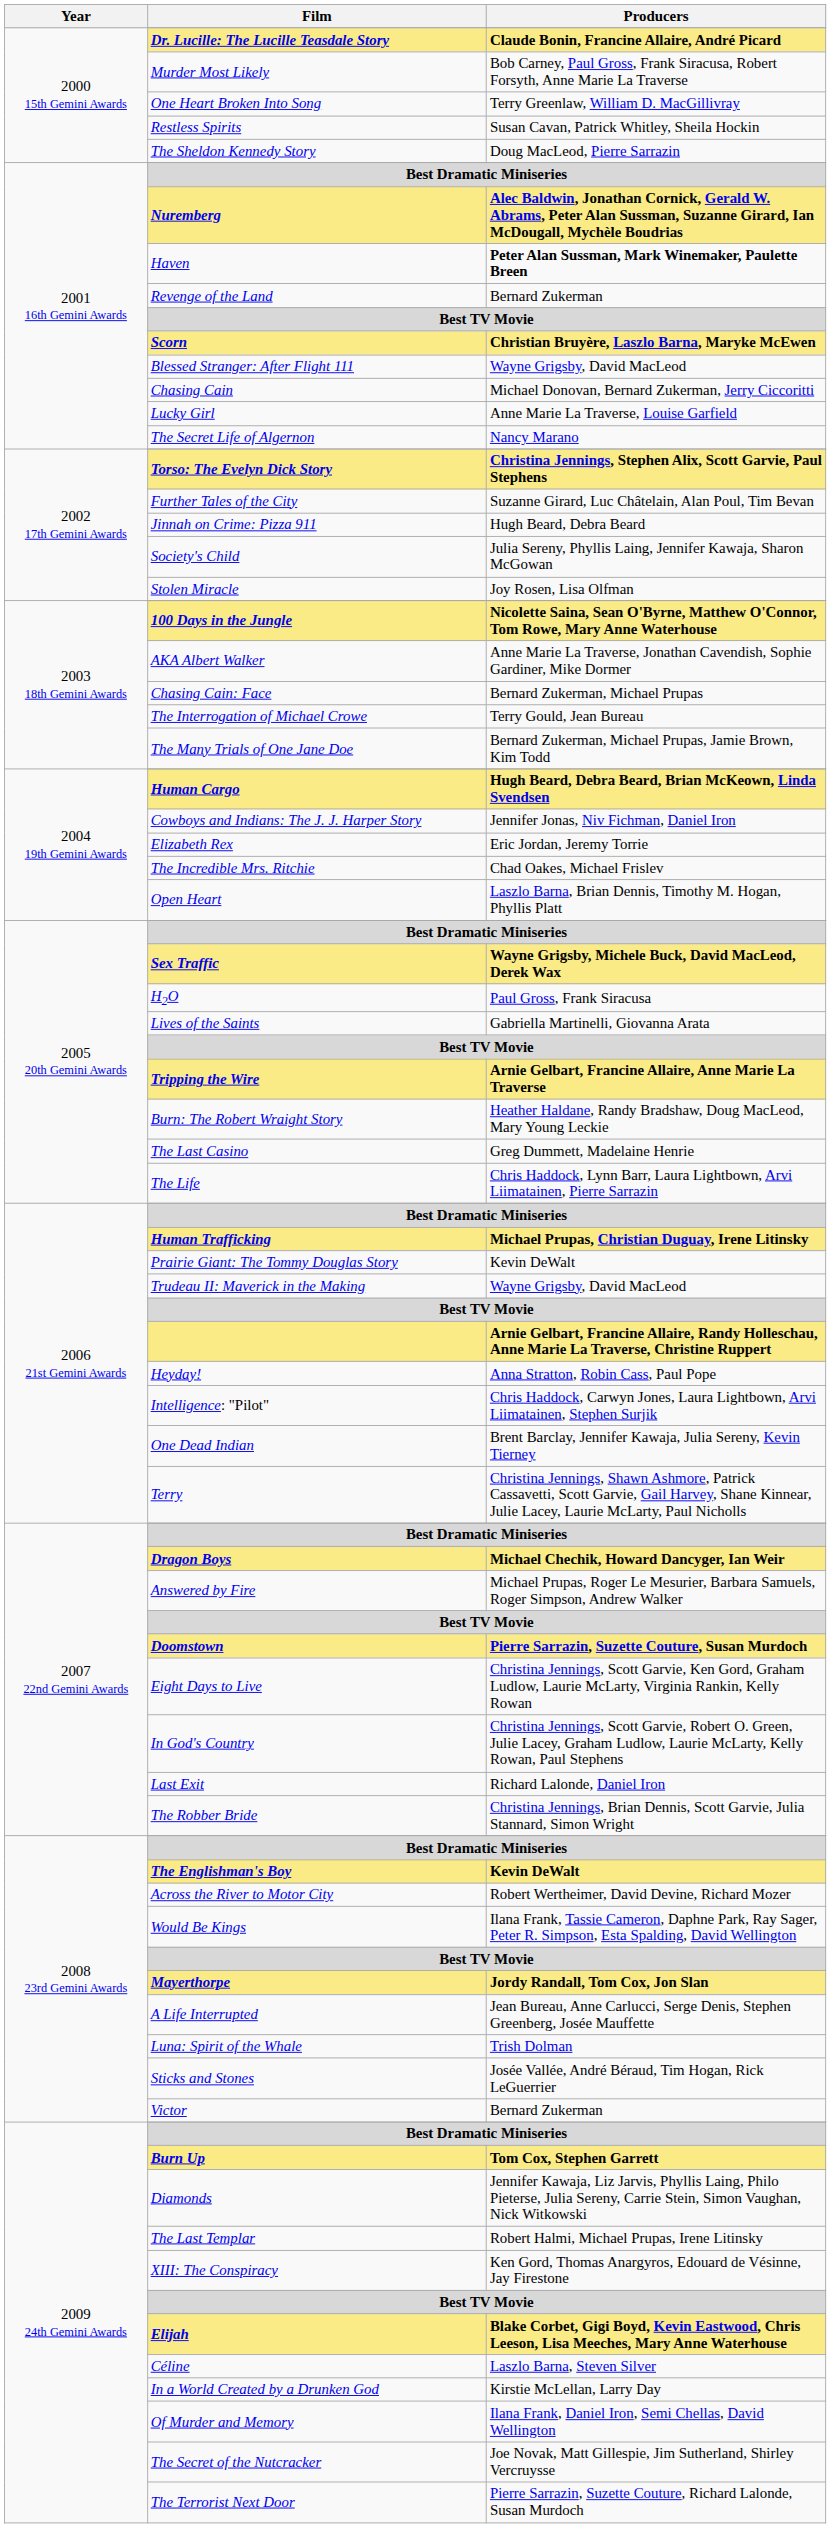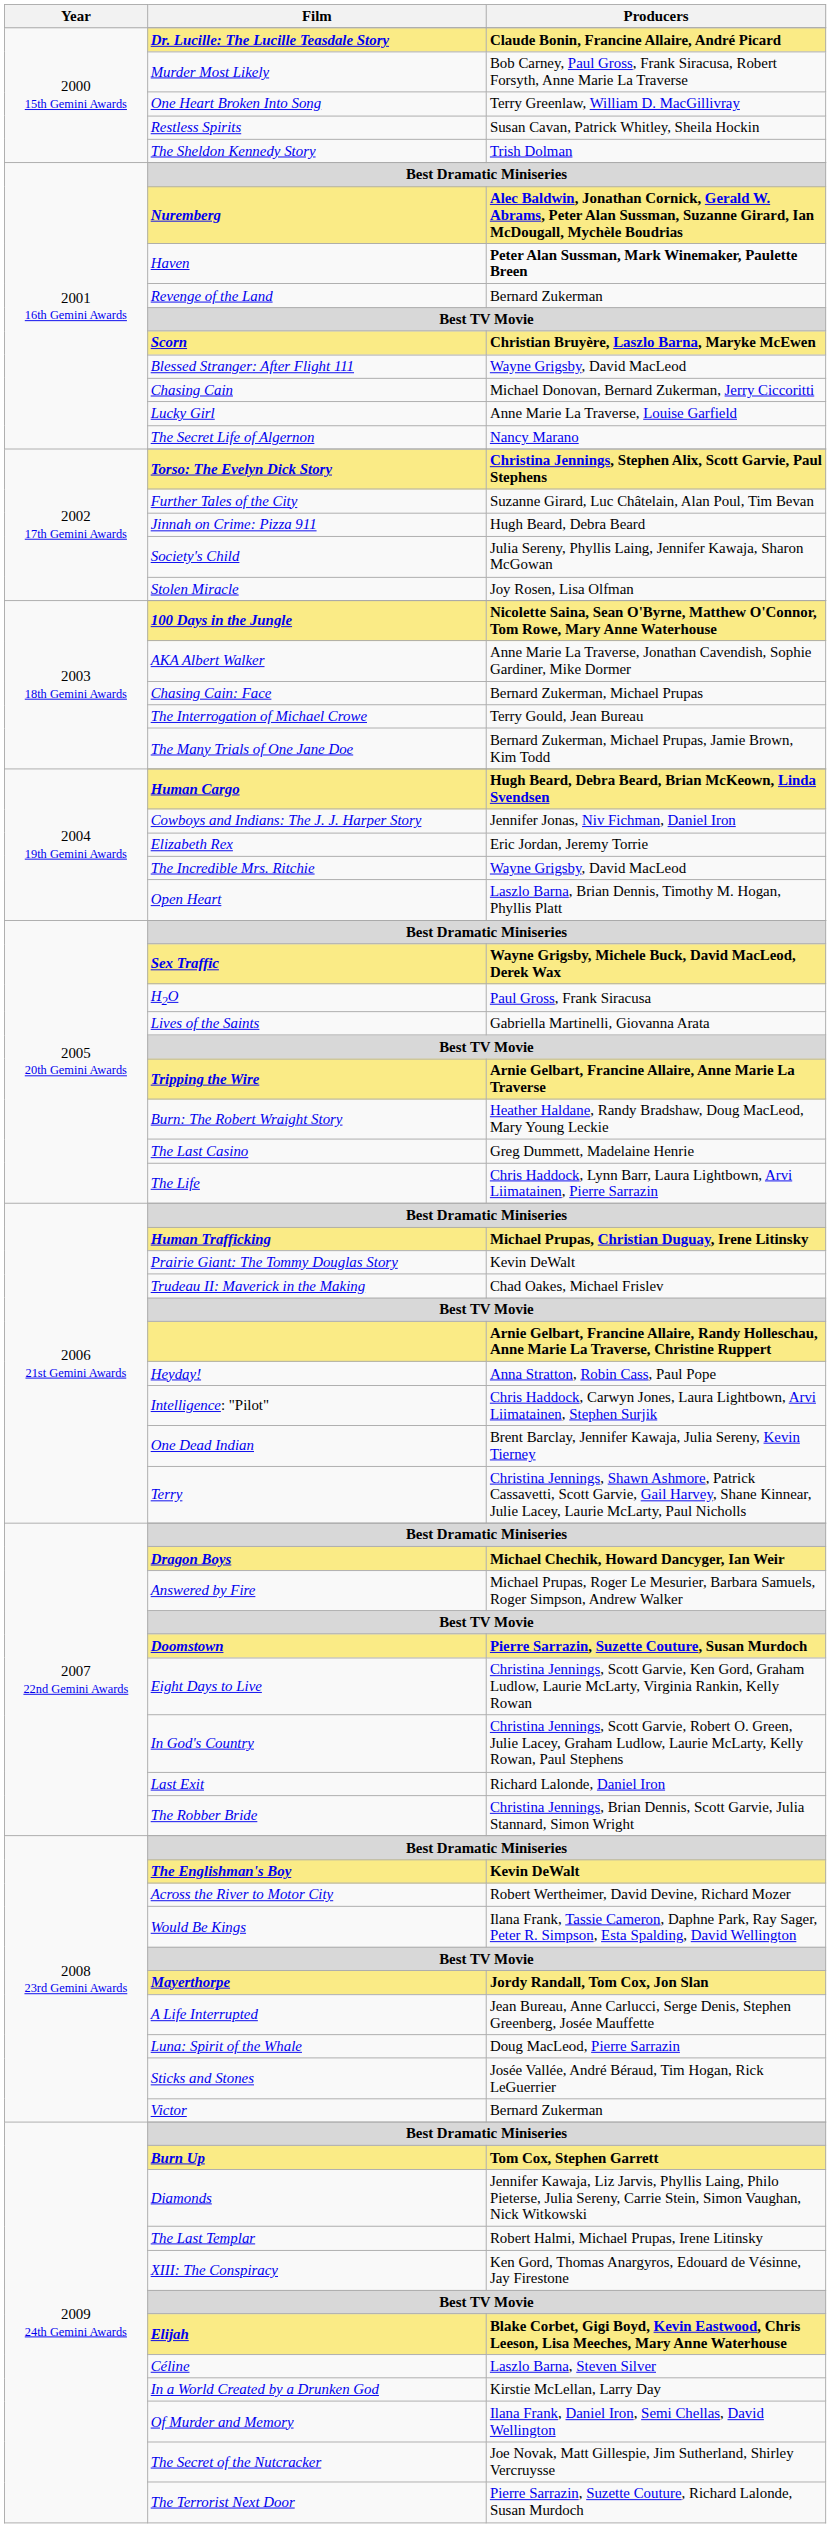(585, 151) Doug MacLeod, Pierre Sarrazin -> (531, 151) Trish Dolman
(577, 868) Chad Oakes, Michael Frislev -> (588, 868) Wayne Grigsby, David MacLeod
(588, 1286) Wayne Grigsby, David MacLeod -> (577, 1286) Chad Oakes, Michael Frislev
(531, 2046) Trish Dolman -> (585, 2046) Doug MacLeod, Pierre Sarrazin
